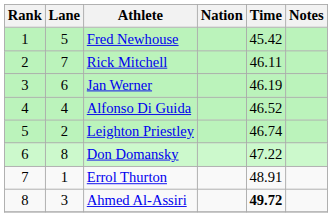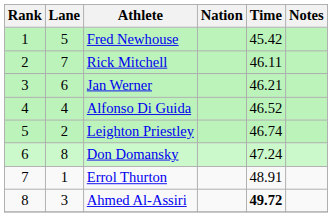(266, 85) 46.19 -> (266, 85) 46.21
(266, 154) 47.22 -> (266, 154) 47.24
